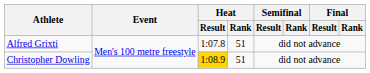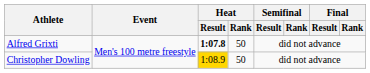(213, 44) normal -> (213, 44) bold
(241, 44) 51 -> (241, 44) 50
(241, 60) 51 -> (241, 60) 50
